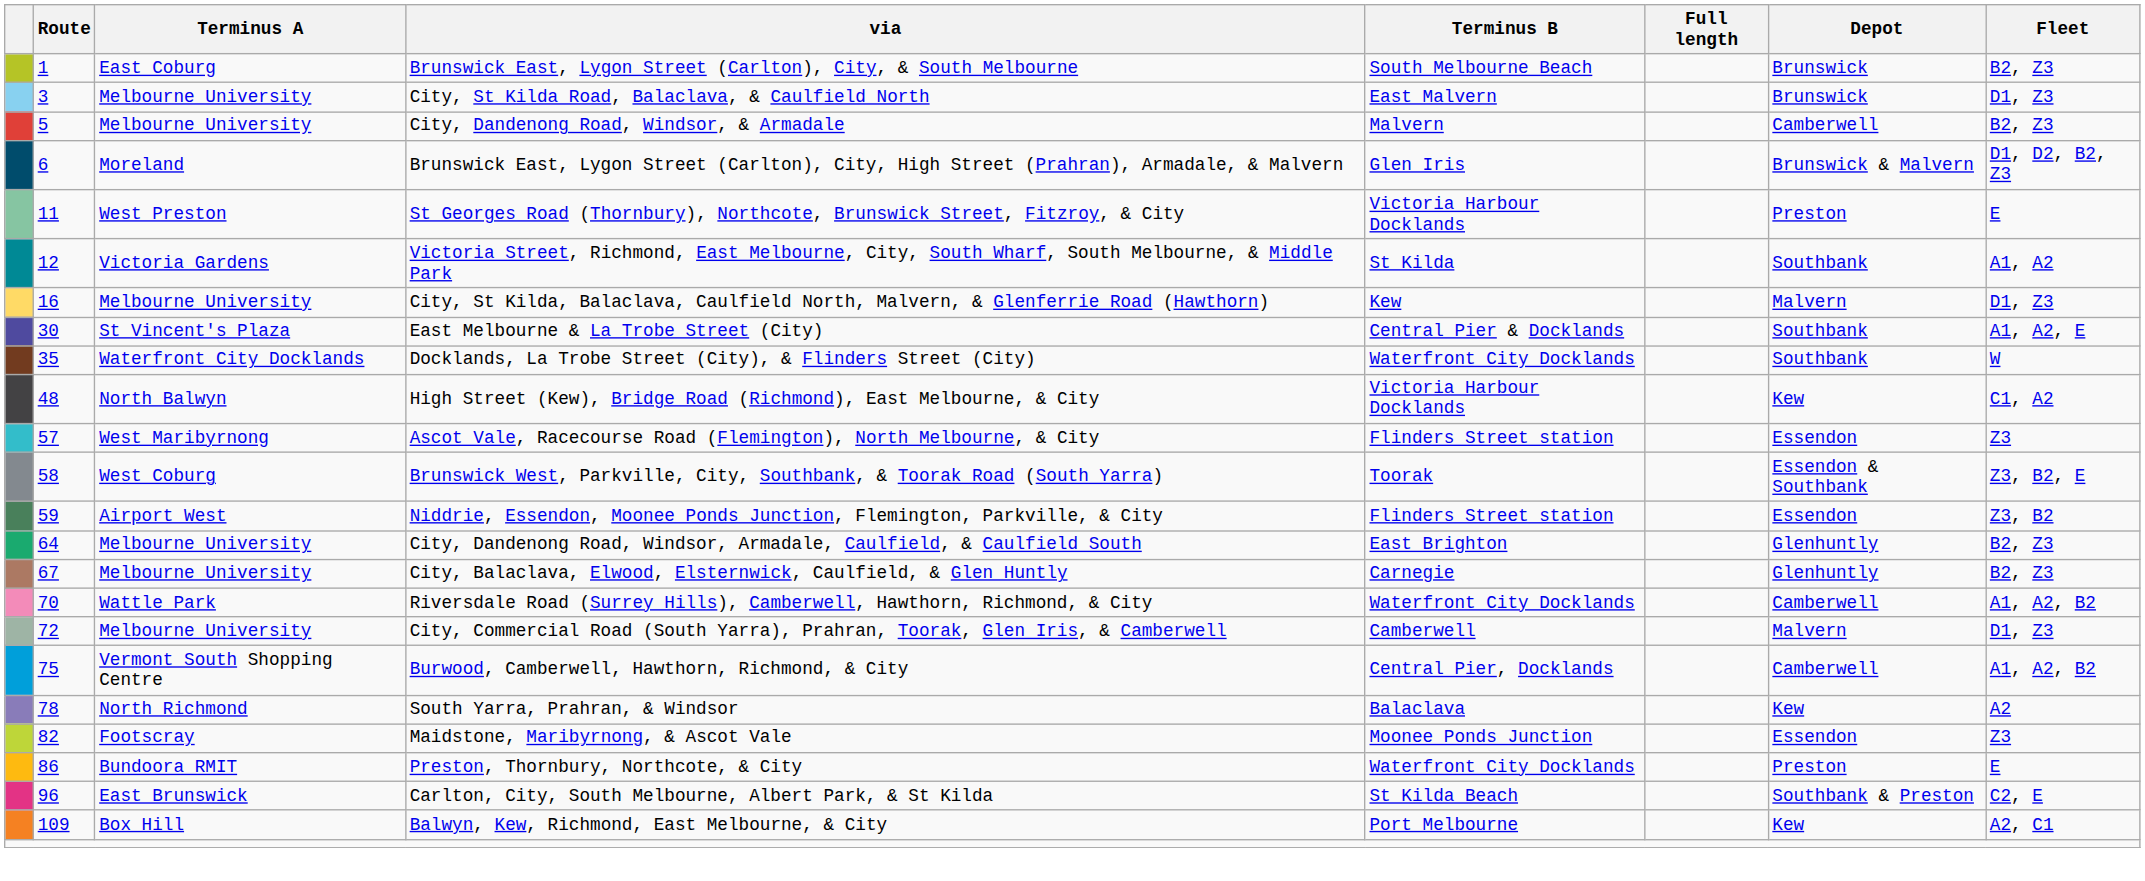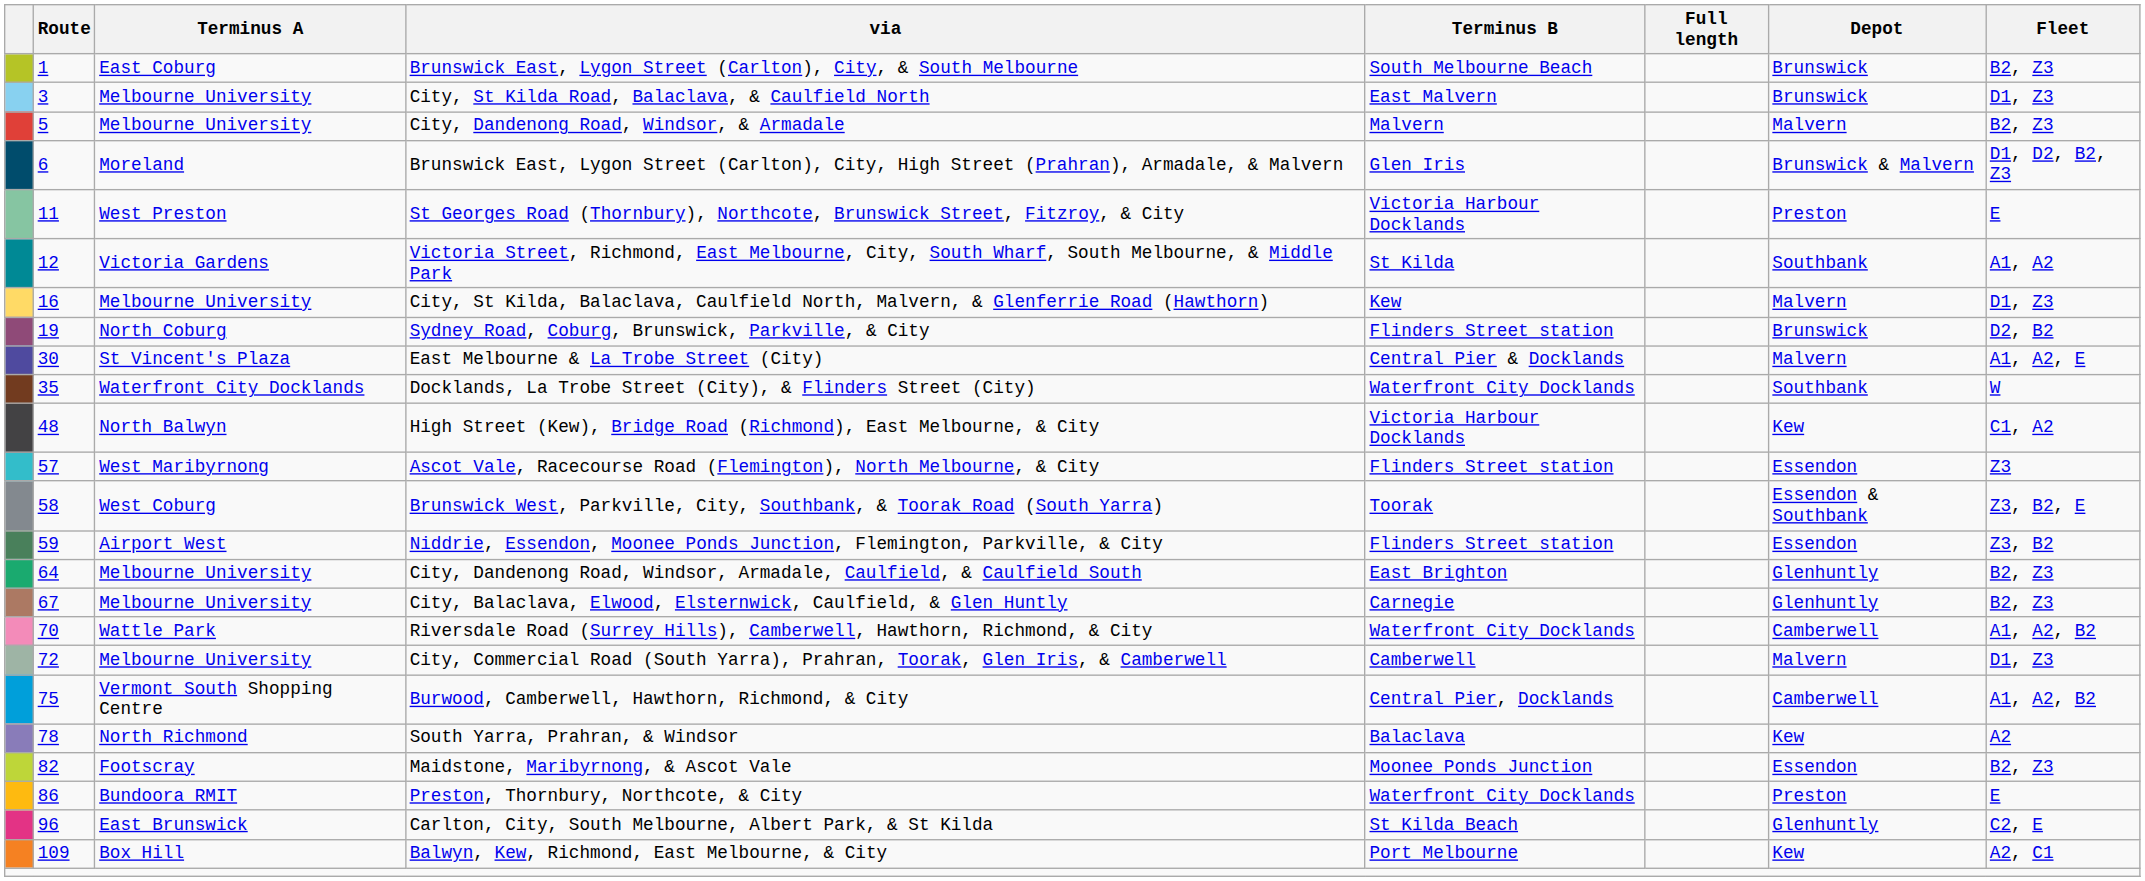(1825, 126) Camberwell -> (1809, 126) Malvern
+ row: (48, 331)
(1820, 331) Southbank -> (1809, 360) Malvern
(2000, 738) Z3 -> (2022, 767) B2, Z3
(1873, 796) Southbank & Preston -> (1825, 825) Glenhuntly
